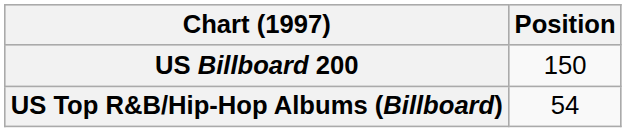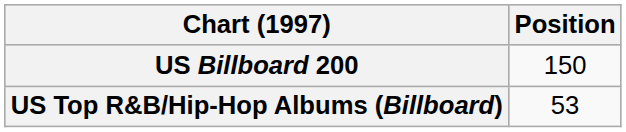(565, 106) 54 -> (565, 106) 53
